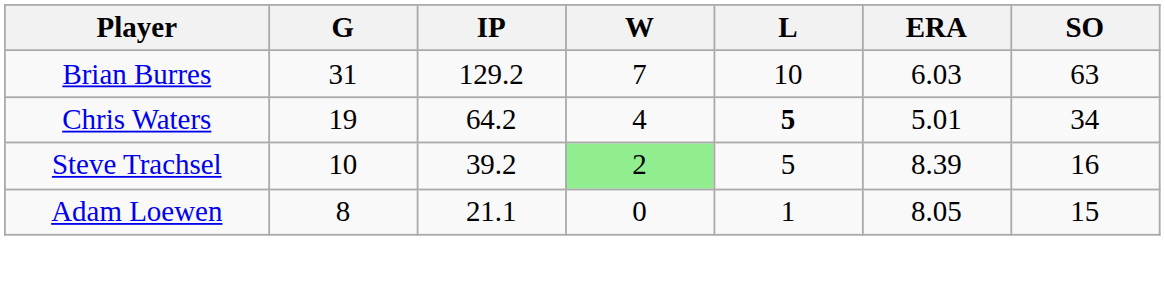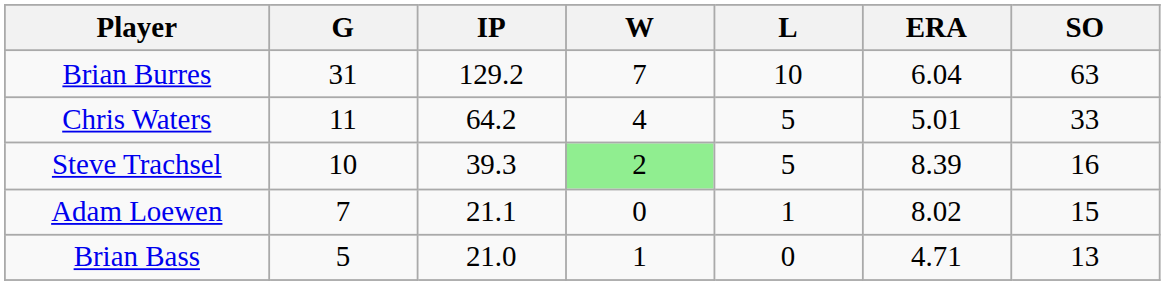(936, 73) 6.03 -> (936, 73) 6.04
(343, 119) 19 -> (343, 119) 11
(788, 119) bold -> (788, 119) normal
(1085, 119) 34 -> (1085, 119) 33
(491, 165) 39.2 -> (491, 165) 39.3
(343, 211) 8 -> (343, 211) 7
(936, 211) 8.05 -> (936, 211) 8.02
+ row: (137, 257)
